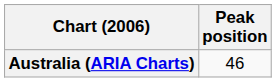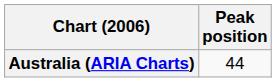(235, 63) 46 -> (235, 63) 44
